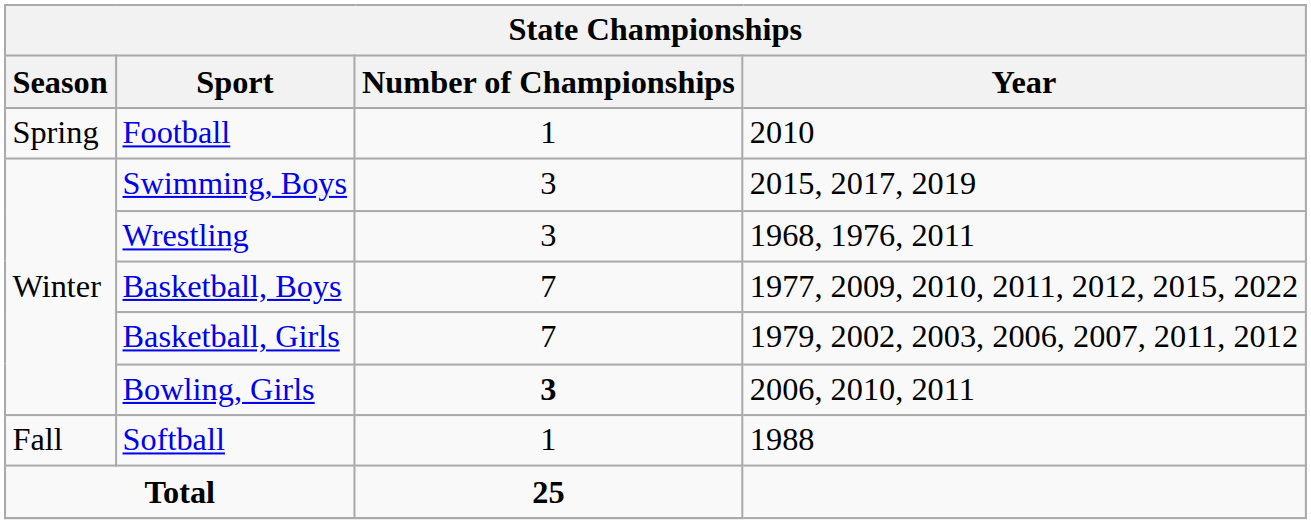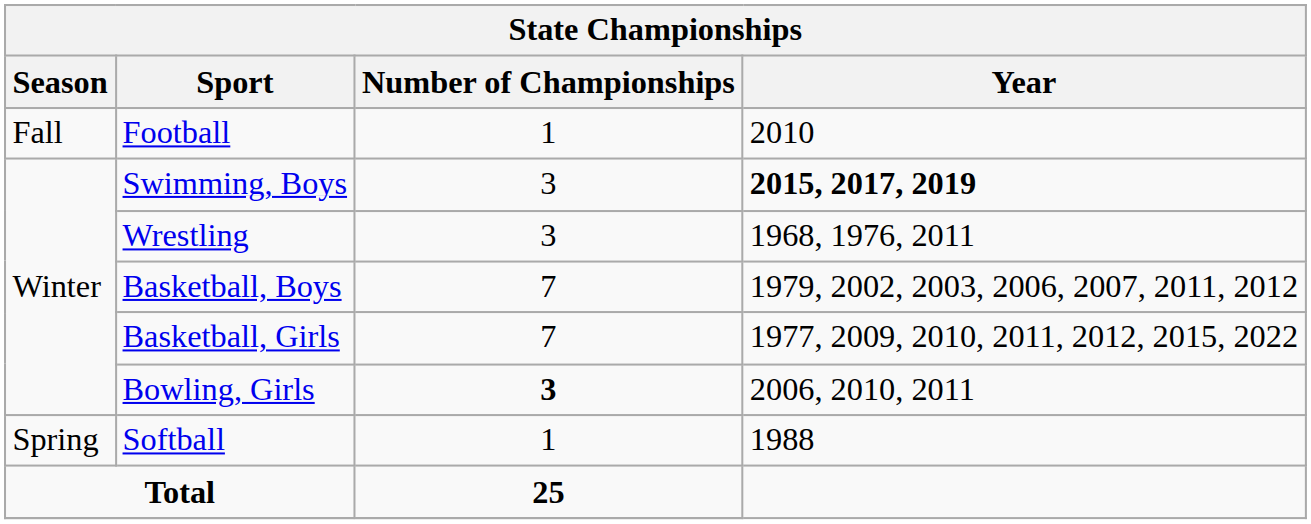(56, 132) Spring -> (38, 132) Fall
(863, 183) normal -> (863, 183) bold
(1024, 286) 1977, 2009, 2010, 2011, 2012, 2015, 2022 -> (1024, 286) 1979, 2002, 2003, 2006, 2007, 2011, 2012
(1024, 337) 1979, 2002, 2003, 2006, 2007, 2011, 2012 -> (1024, 337) 1977, 2009, 2010, 2011, 2012, 2015, 2022
(38, 440) Fall -> (56, 440) Spring
